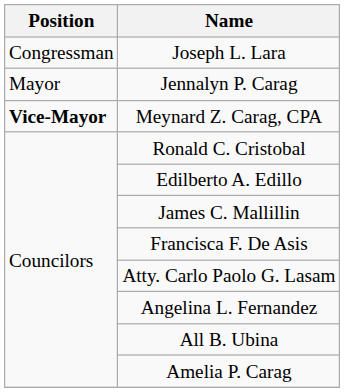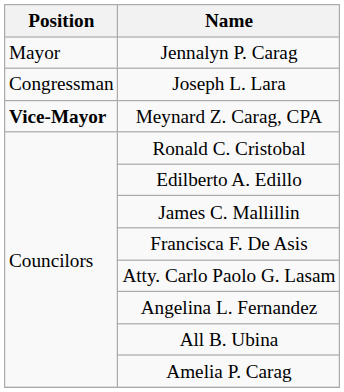rows swapped: (229, 52) <-> (229, 84)
